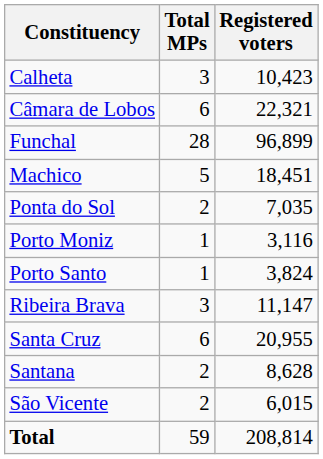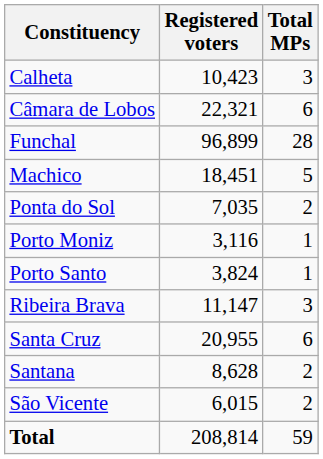columns swapped: (187, 32) <-> (266, 32)
